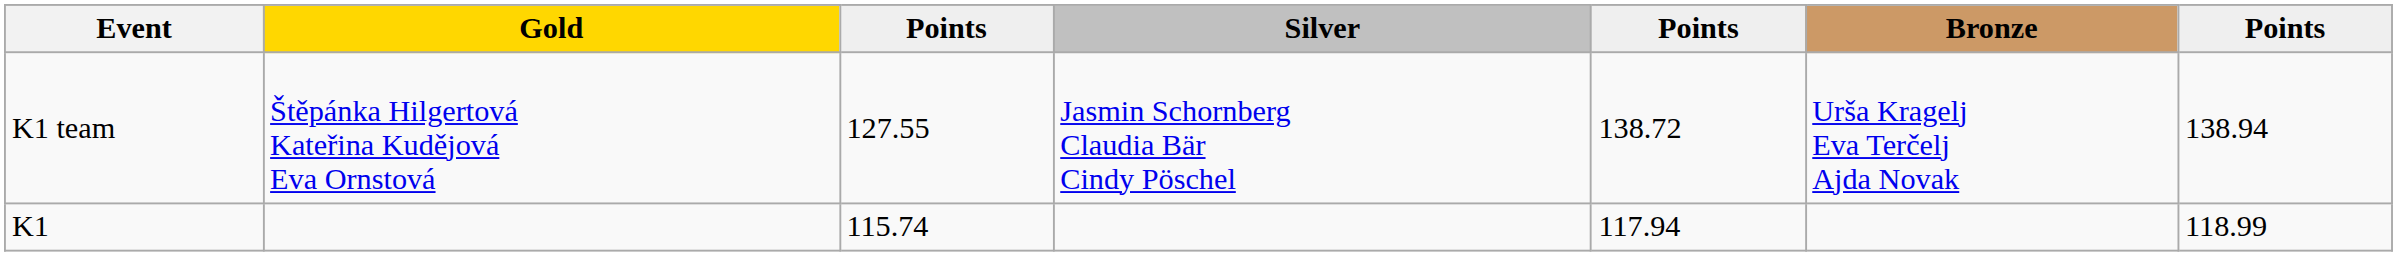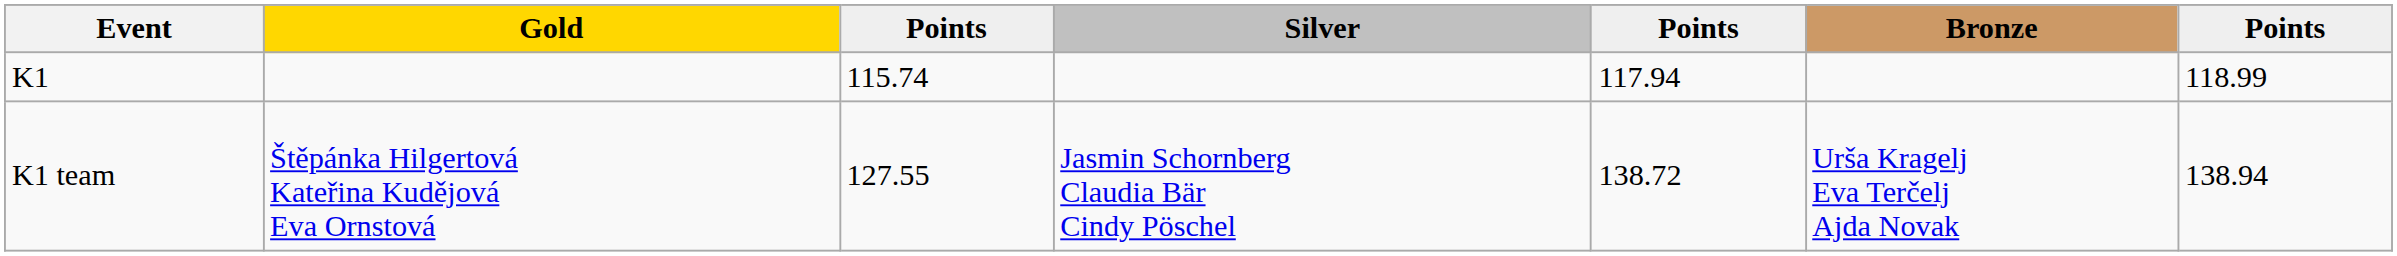rows swapped: (30, 226) <-> (64, 127)
